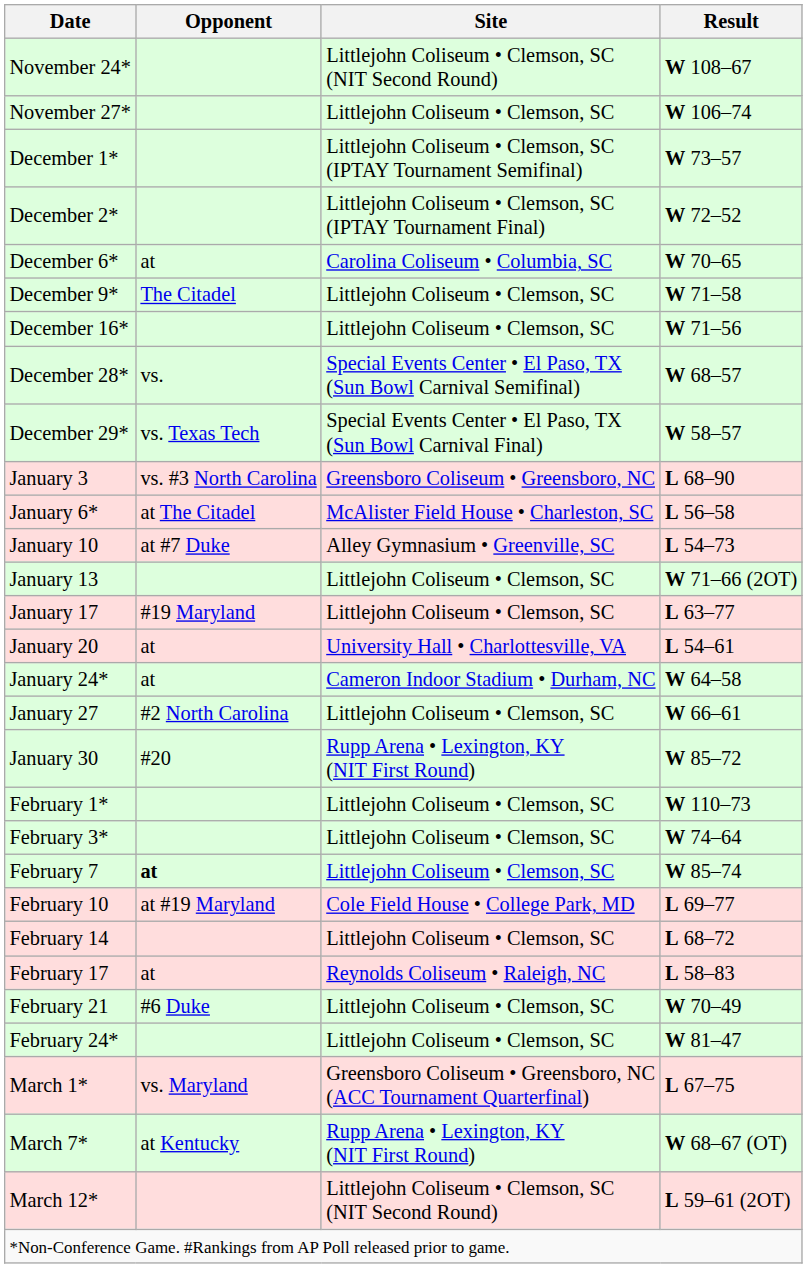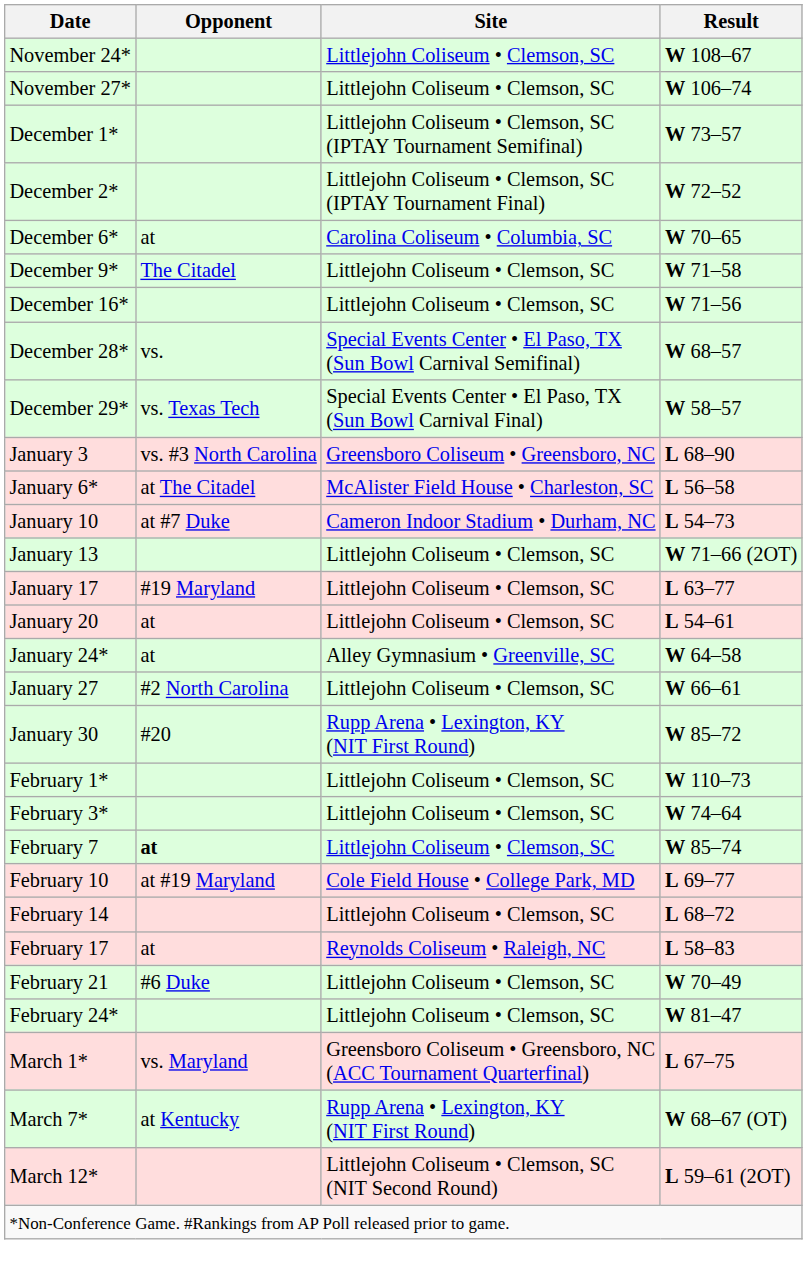(470, 67) Littlejohn Coliseum • Clemson, SC (NIT Second Round) -> (470, 55) Littlejohn Coliseum • Clemson, SC
(470, 545) Alley Gymnasium • Greenville, SC -> (491, 520) Cameron Indoor Stadium • Durham, NC
(476, 645) University Hall • Charlottesville, VA -> (470, 621) Littlejohn Coliseum • Clemson, SC
(491, 679) Cameron Indoor Stadium • Durham, NC -> (470, 655) Alley Gymnasium • Greenville, SC
